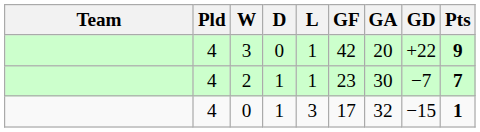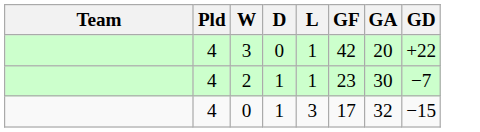- column: (458, 19)
